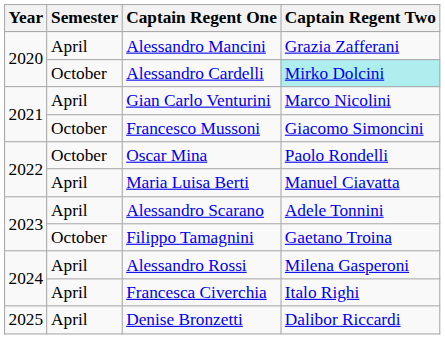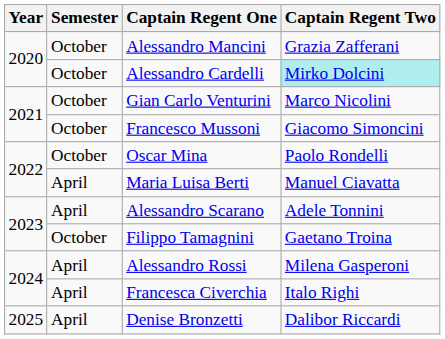(69, 45) April -> (79, 45) October
(69, 100) April -> (79, 100) October
